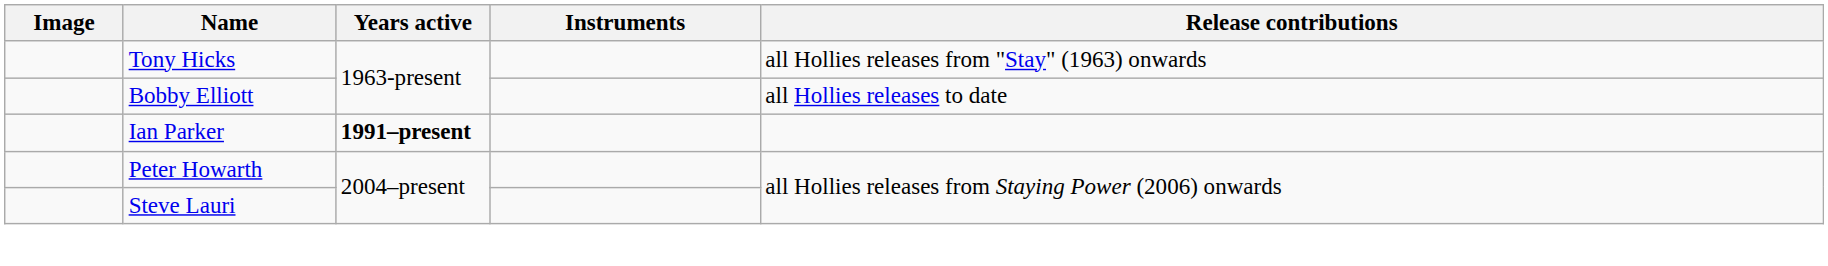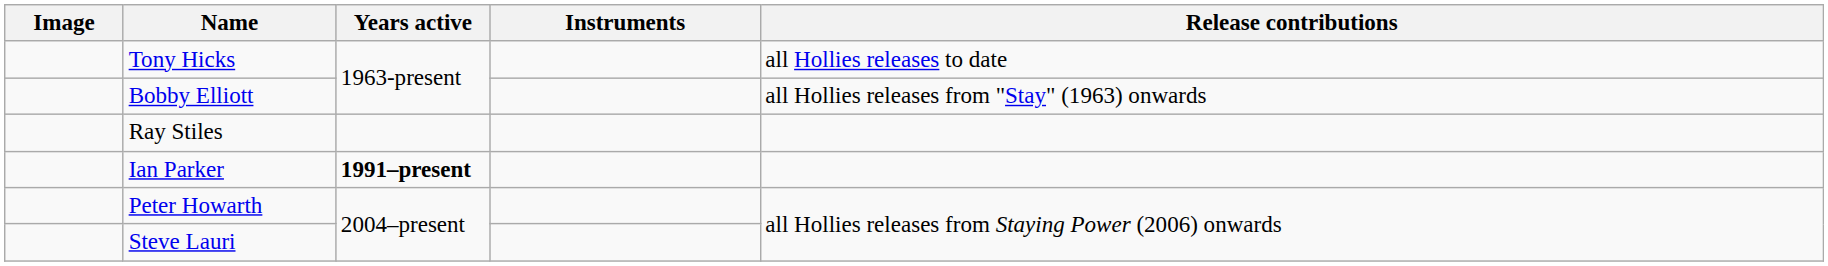(986, 59) all Hollies releases from "Stay" (1963) onwards -> (886, 59) all Hollies releases to date
(886, 95) all Hollies releases to date -> (986, 95) all Hollies releases from "Stay" (1963) onwards
+ row: (176, 132)
